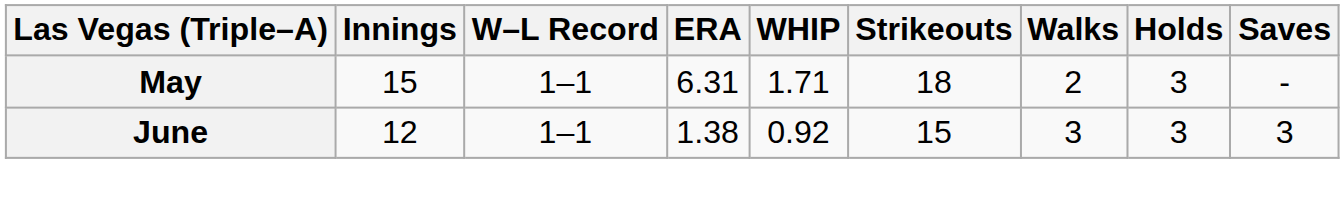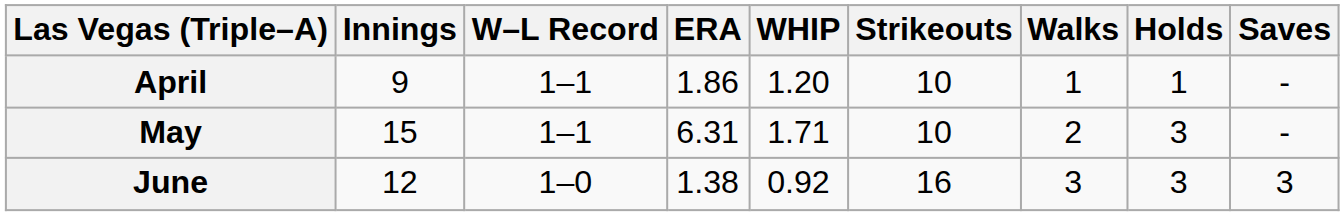+ row: (171, 81)
(934, 81) 18 -> (934, 132) 10
(565, 132) 1–1 -> (565, 183) 1–0
(934, 132) 15 -> (934, 183) 16
